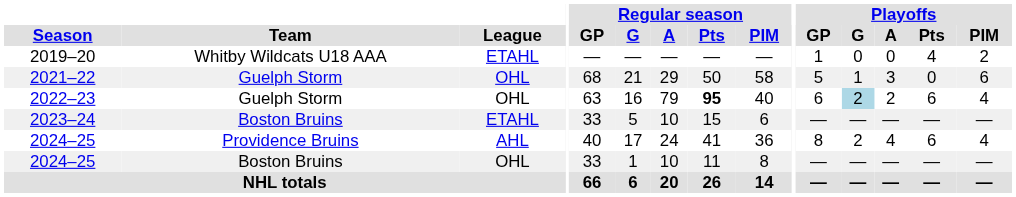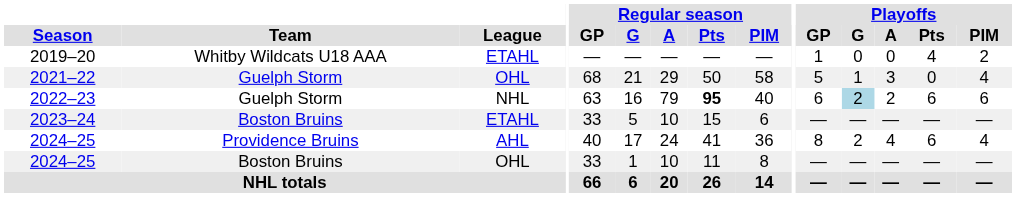(984, 77) 6 -> (984, 77) 4
(512, 98) OHL -> (512, 98) NHL
(984, 98) 4 -> (984, 98) 6
